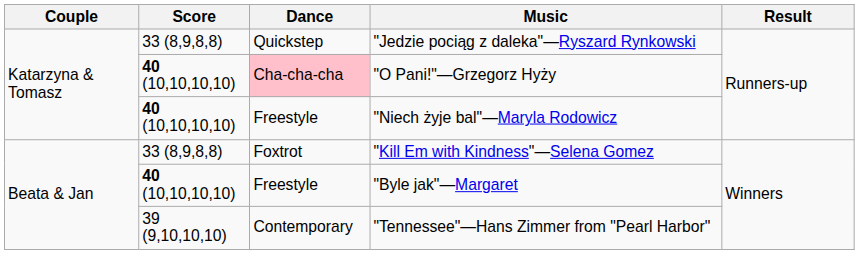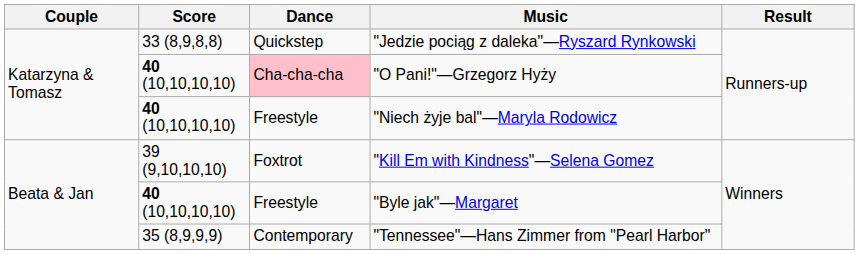(182, 151) 33 (8,9,8,8) -> (184, 160) 39 (9,10,10,10)
(184, 227) 39 (9,10,10,10) -> (182, 236) 35 (8,9,9,9)
